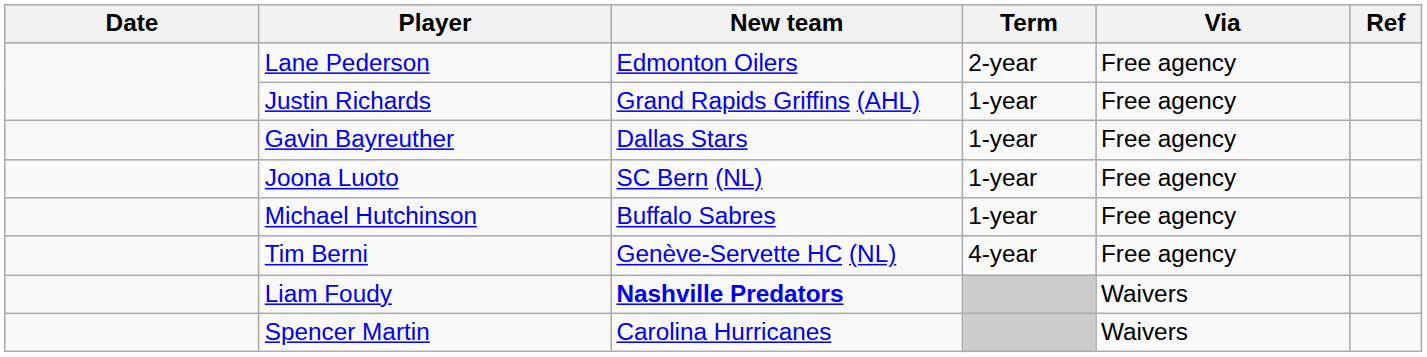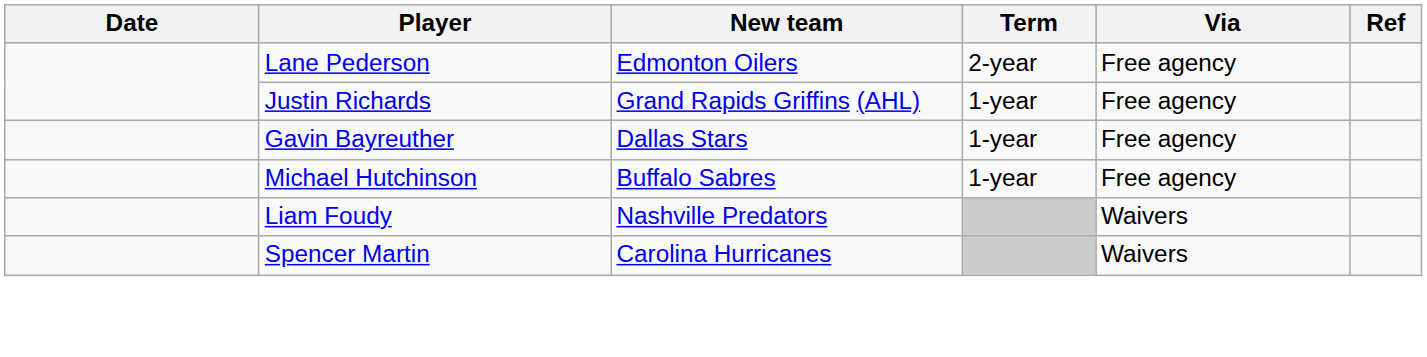- row: (332, 178)
- row: (316, 255)
(730, 293) bold -> (722, 216) normal
